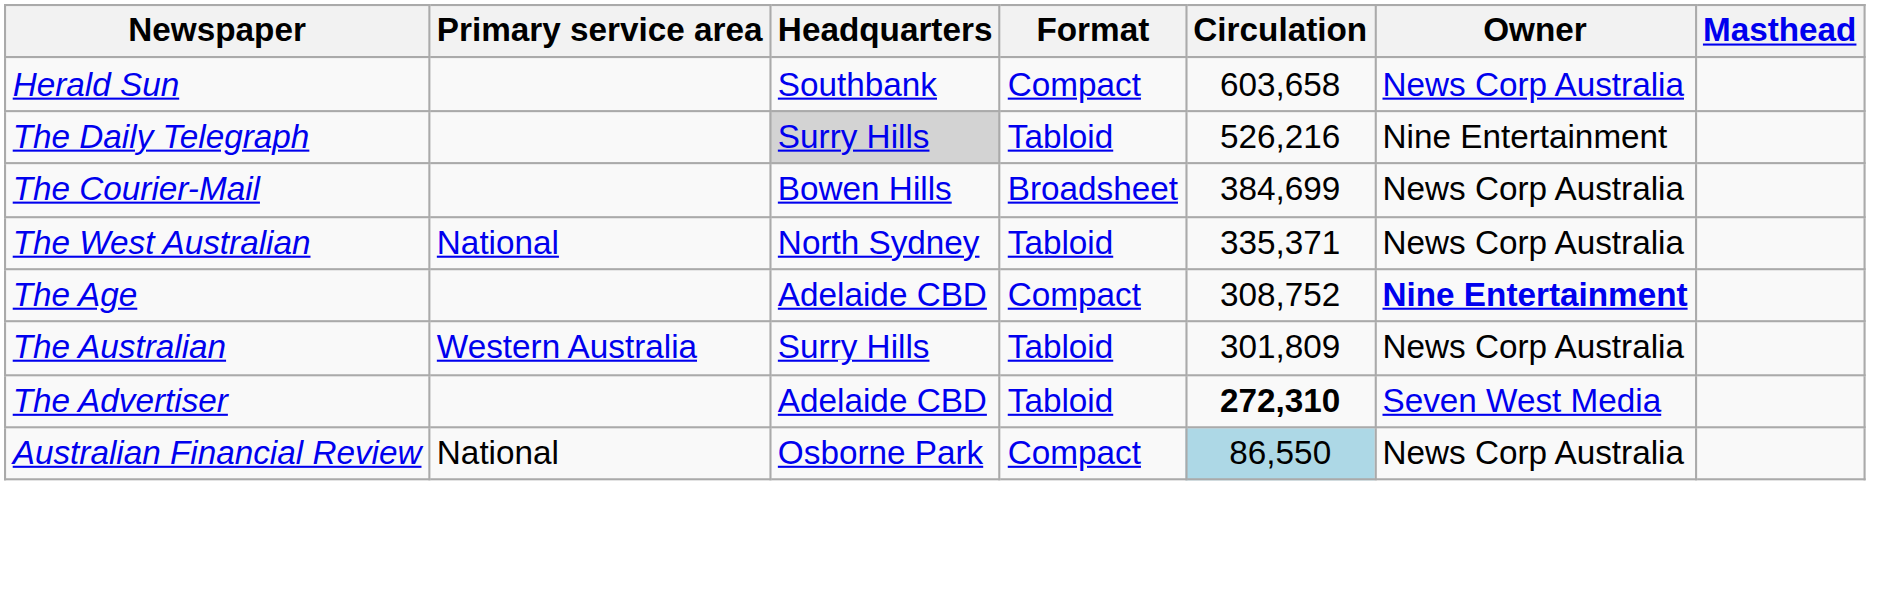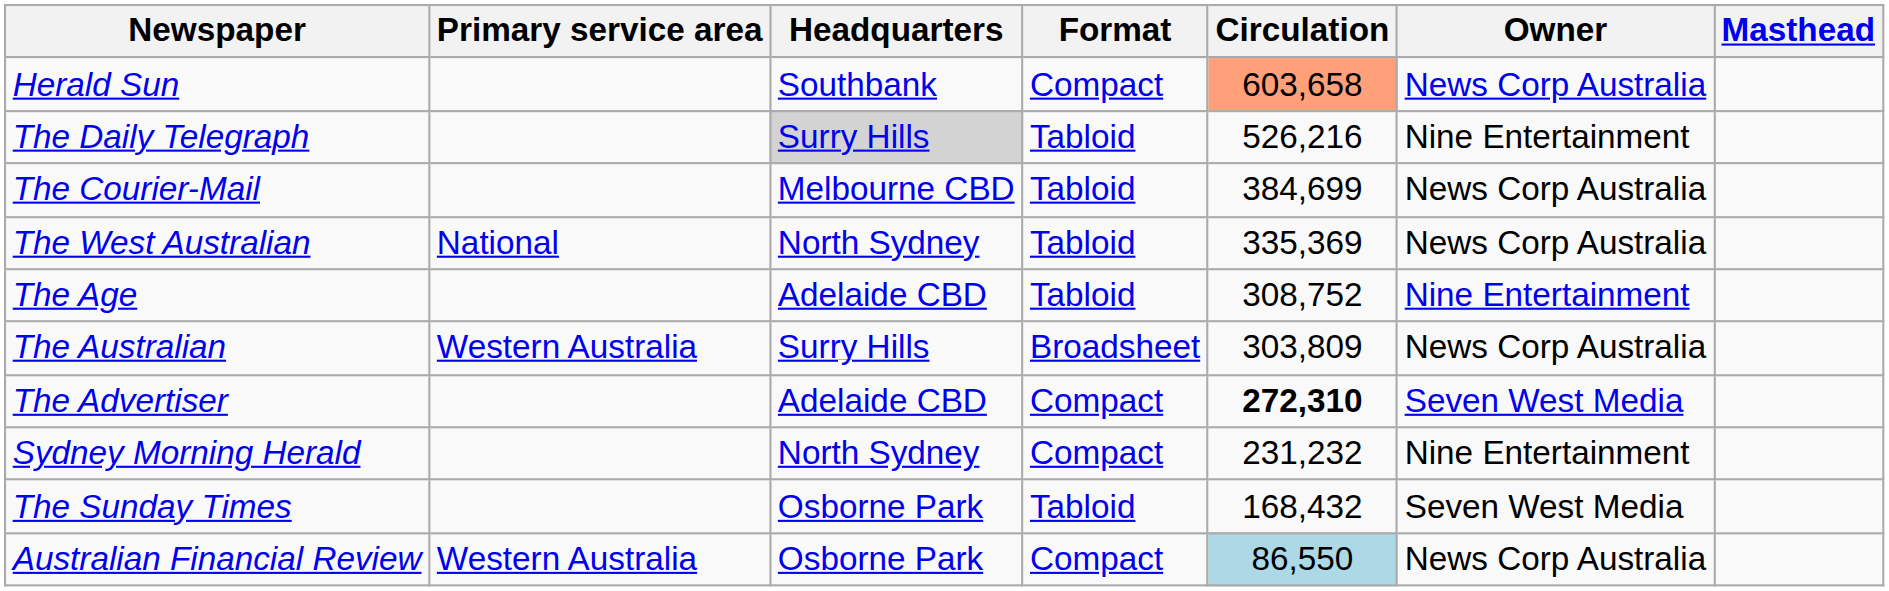(1280, 83) no background -> (1302, 83) lightsalmon background
(865, 189) Bowen Hills -> (896, 189) Melbourne CBD
(1093, 189) Broadsheet -> (1083, 189) Tabloid
(1280, 242) 335,371 -> (1302, 242) 335,369
(1074, 294) Compact -> (1083, 294) Tabloid
(1535, 294) bold -> (1547, 294) normal
(1060, 347) Tabloid -> (1115, 347) Broadsheet
(1280, 347) 301,809 -> (1302, 347) 303,809
(1060, 400) Tabloid -> (1097, 400) Compact
+ row: (187, 453)
+ row: (152, 505)
(498, 453) National -> (567, 558) Western Australia
